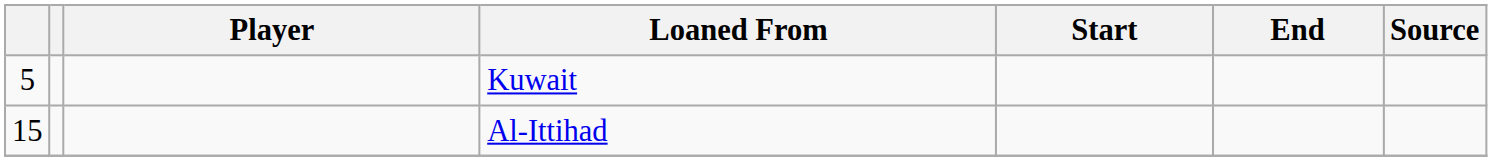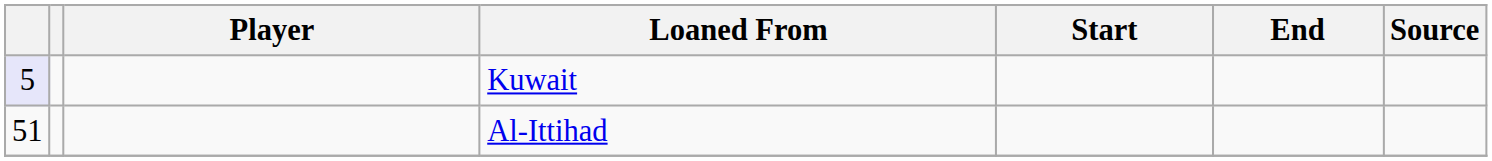(27, 80) no background -> (27, 80) lavender background
(27, 130) 15 -> (27, 130) 51
